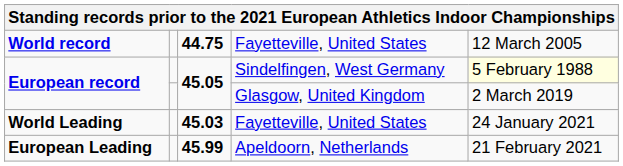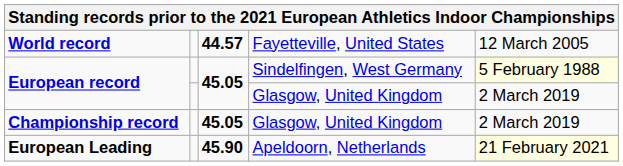(202, 43) 44.75 -> (222, 43) 44.57
+ row: (93, 122)
- row: (65, 122)
(202, 148) 45.99 -> (222, 148) 45.90
(537, 148) no background -> (544, 148) lightyellow background
